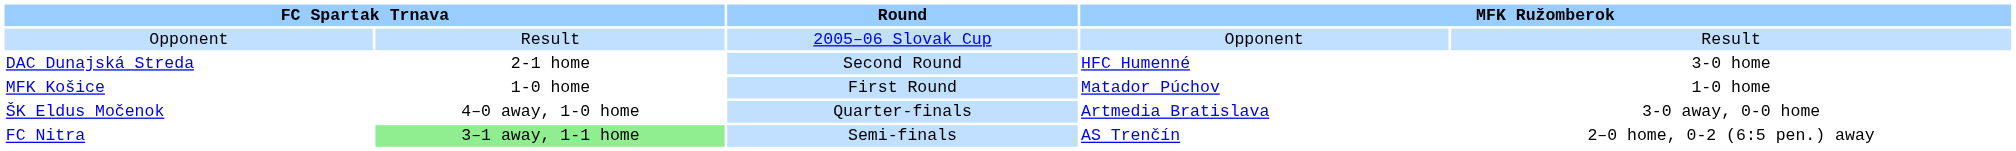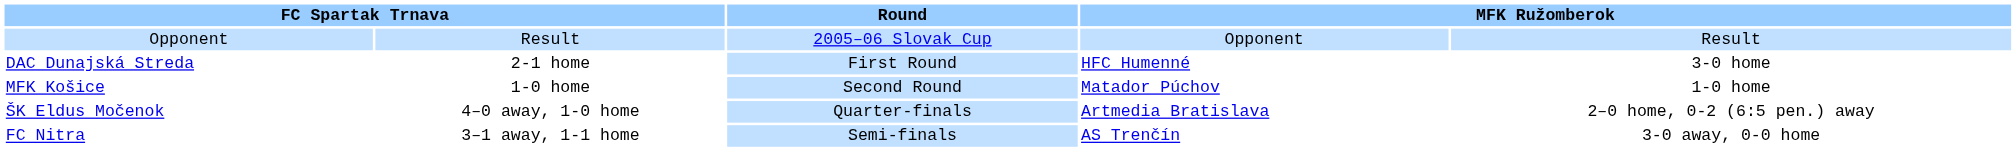(903, 64) Second Round -> (903, 64) First Round
(903, 88) First Round -> (903, 88) Second Round
(1731, 112) 3-0 away, 0-0 home -> (1731, 112) 2–0 home, 0-2 (6:5 pen.) away
(550, 136) lightgreen background -> (550, 136) no background
(1731, 136) 2–0 home, 0-2 (6:5 pen.) away -> (1731, 136) 3-0 away, 0-0 home
